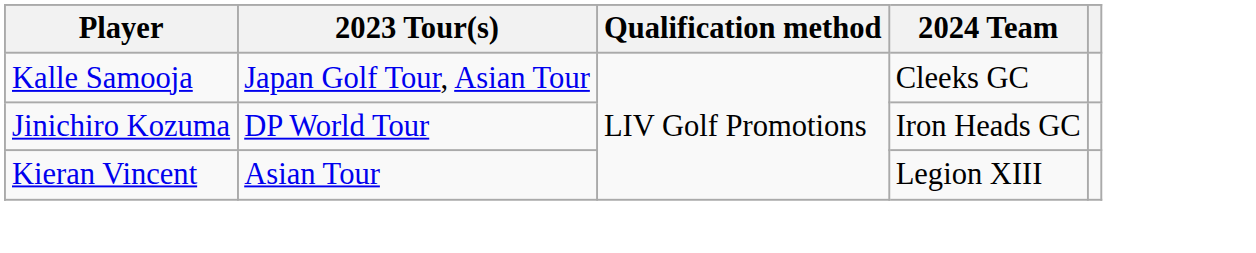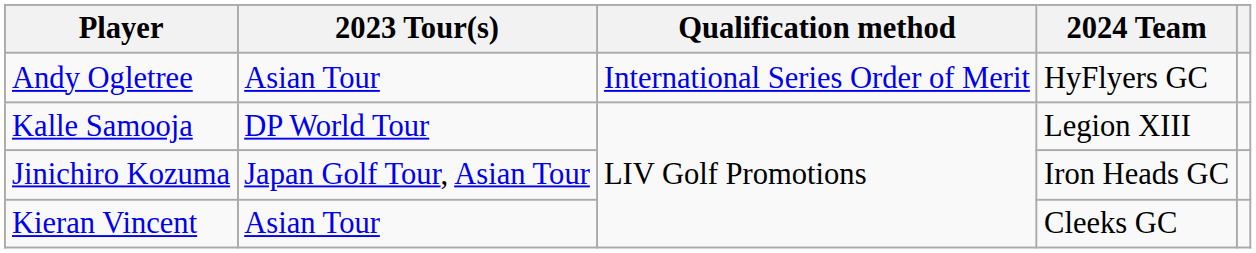+ row: (102, 77)
(417, 77) Japan Golf Tour, Asian Tour -> (337, 125) DP World Tour
(962, 77) Cleeks GC -> (1117, 125) Legion XIII
(337, 125) DP World Tour -> (417, 174) Japan Golf Tour, Asian Tour
(969, 174) Legion XIII -> (1111, 222) Cleeks GC
